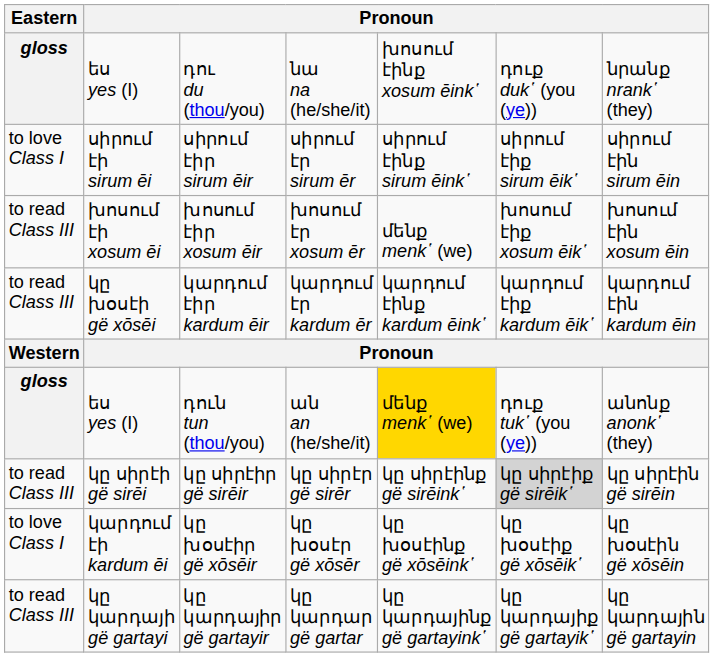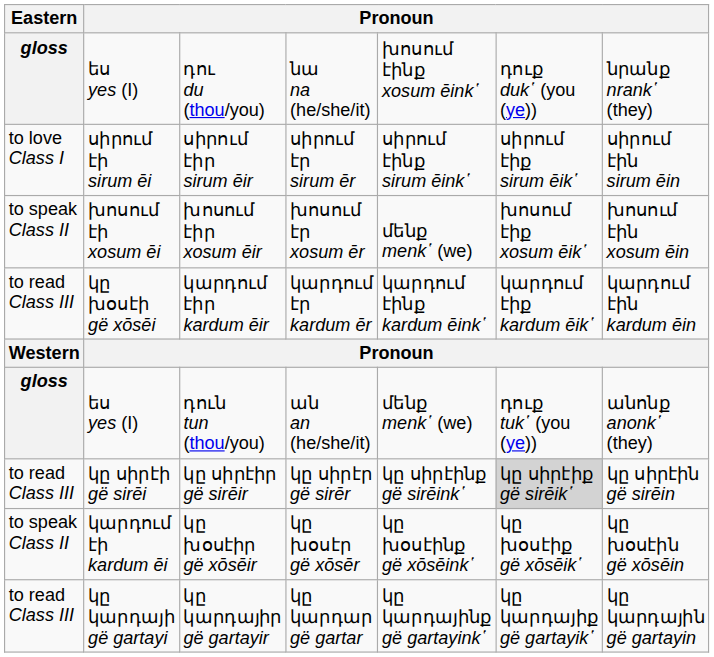(41, 220) to read Class III -> (43, 220) to speak Class II
(427, 413) gold background -> (427, 413) no background
(36, 532) to love Class I -> (43, 532) to speak Class II
